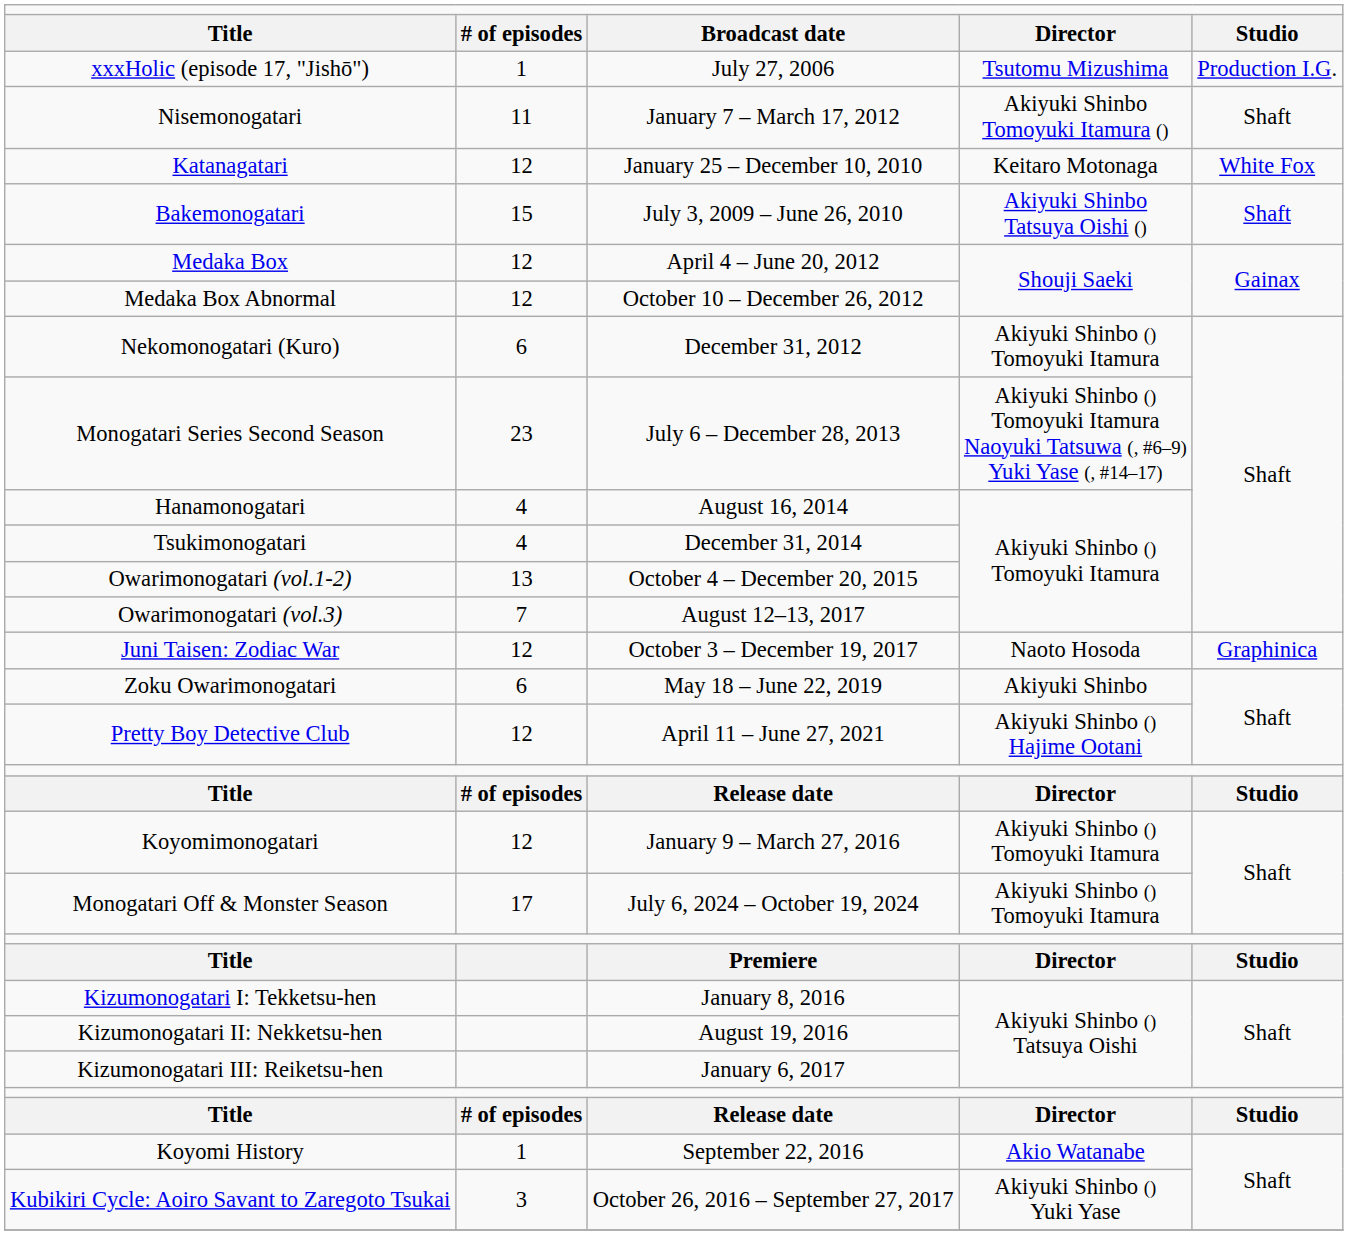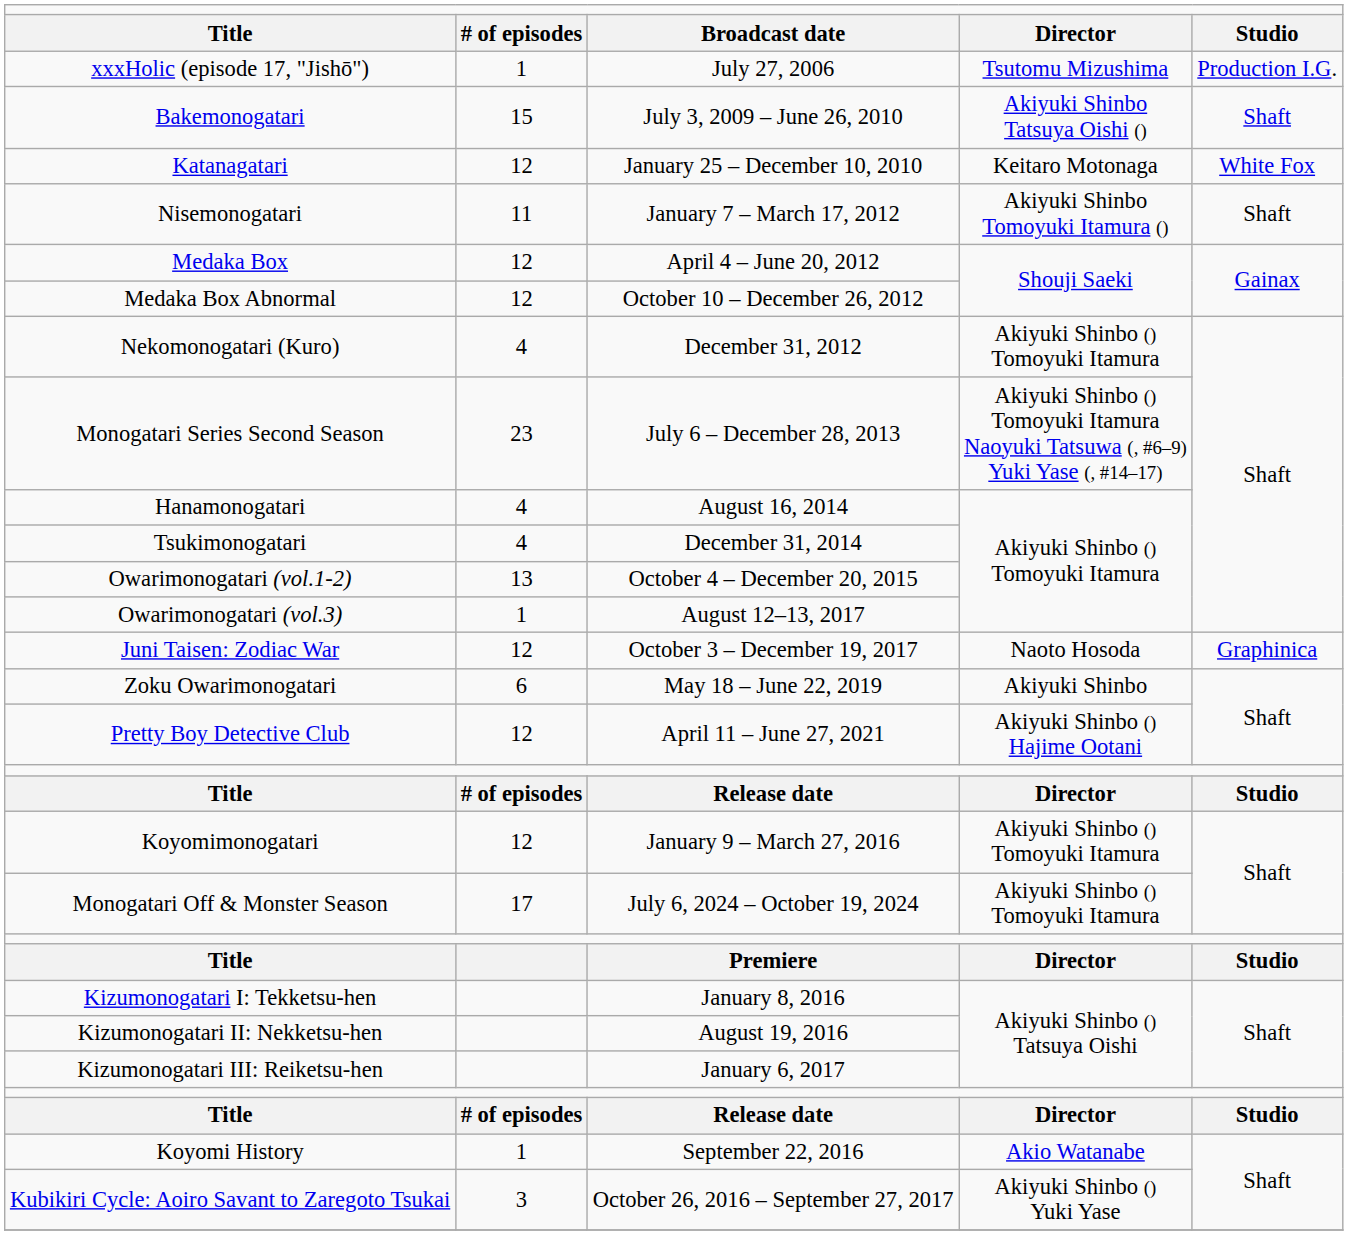rows swapped: (230, 213) <-> (230, 117)
(521, 346) 6 -> (521, 346) 4
(521, 614) 7 -> (521, 614) 1
